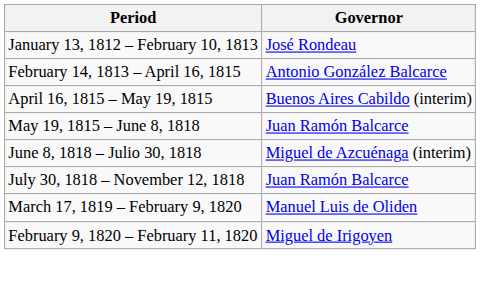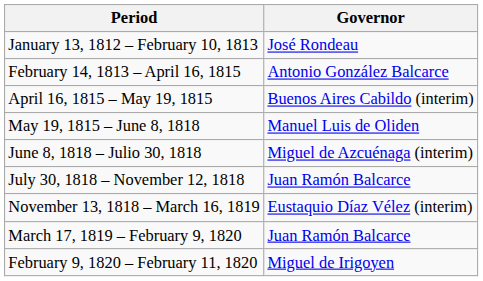(337, 126) Juan Ramón Balcarce -> (343, 126) Manuel Luis de Oliden
+ row: (134, 207)
(341, 207) Manuel Luis de Oliden -> (339, 234) Juan Ramón Balcarce
